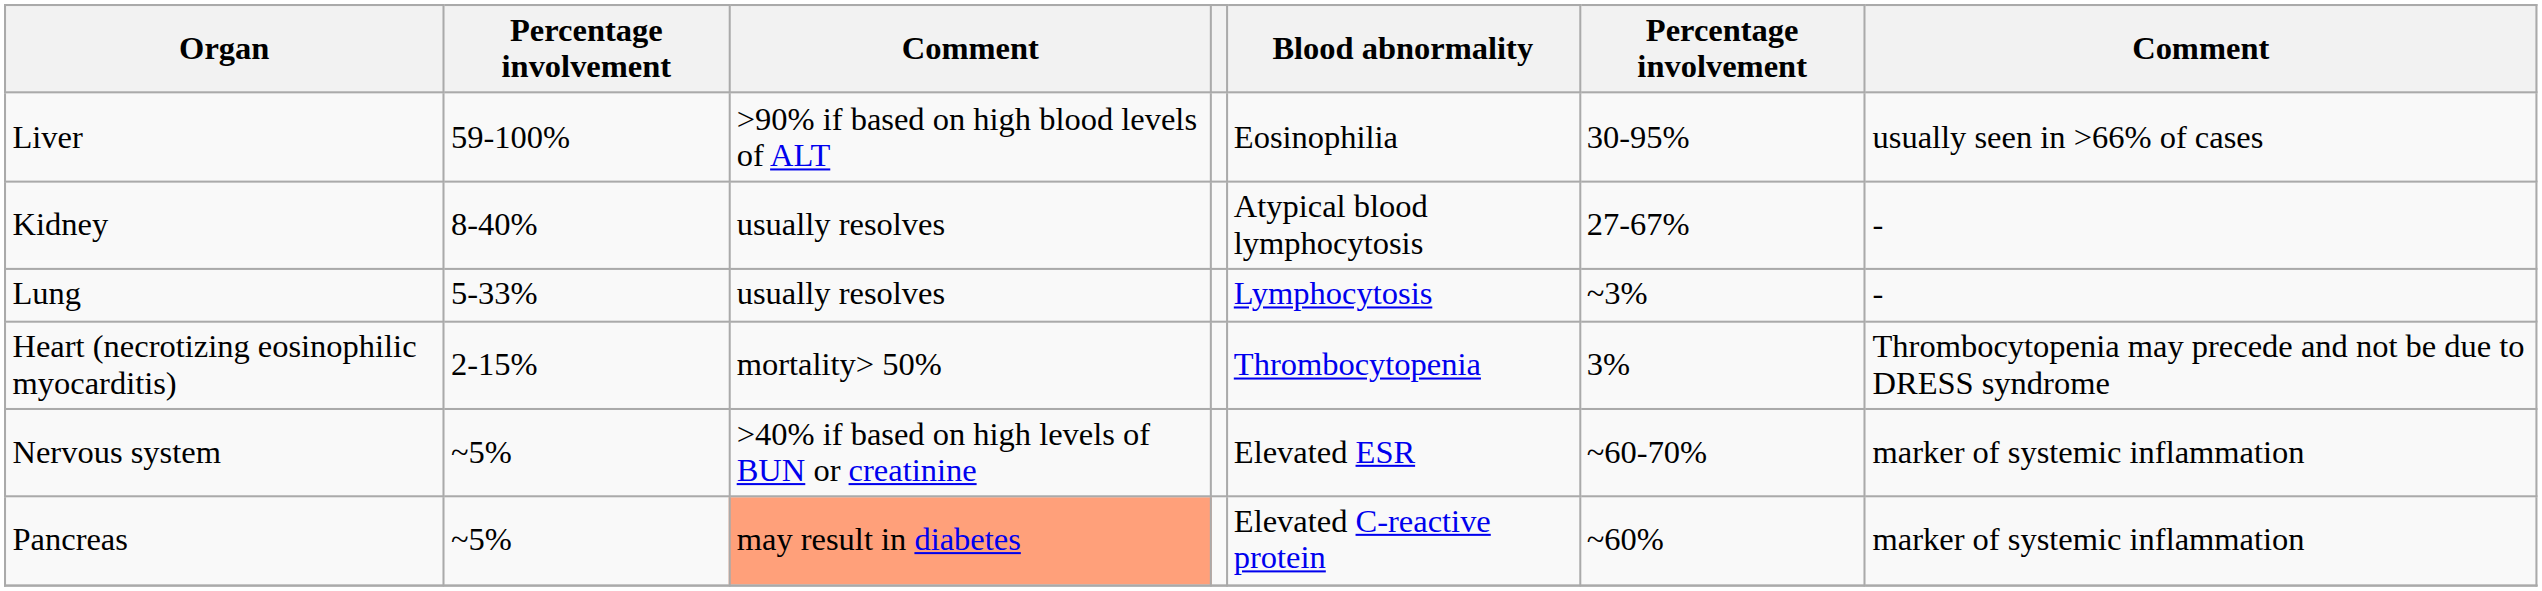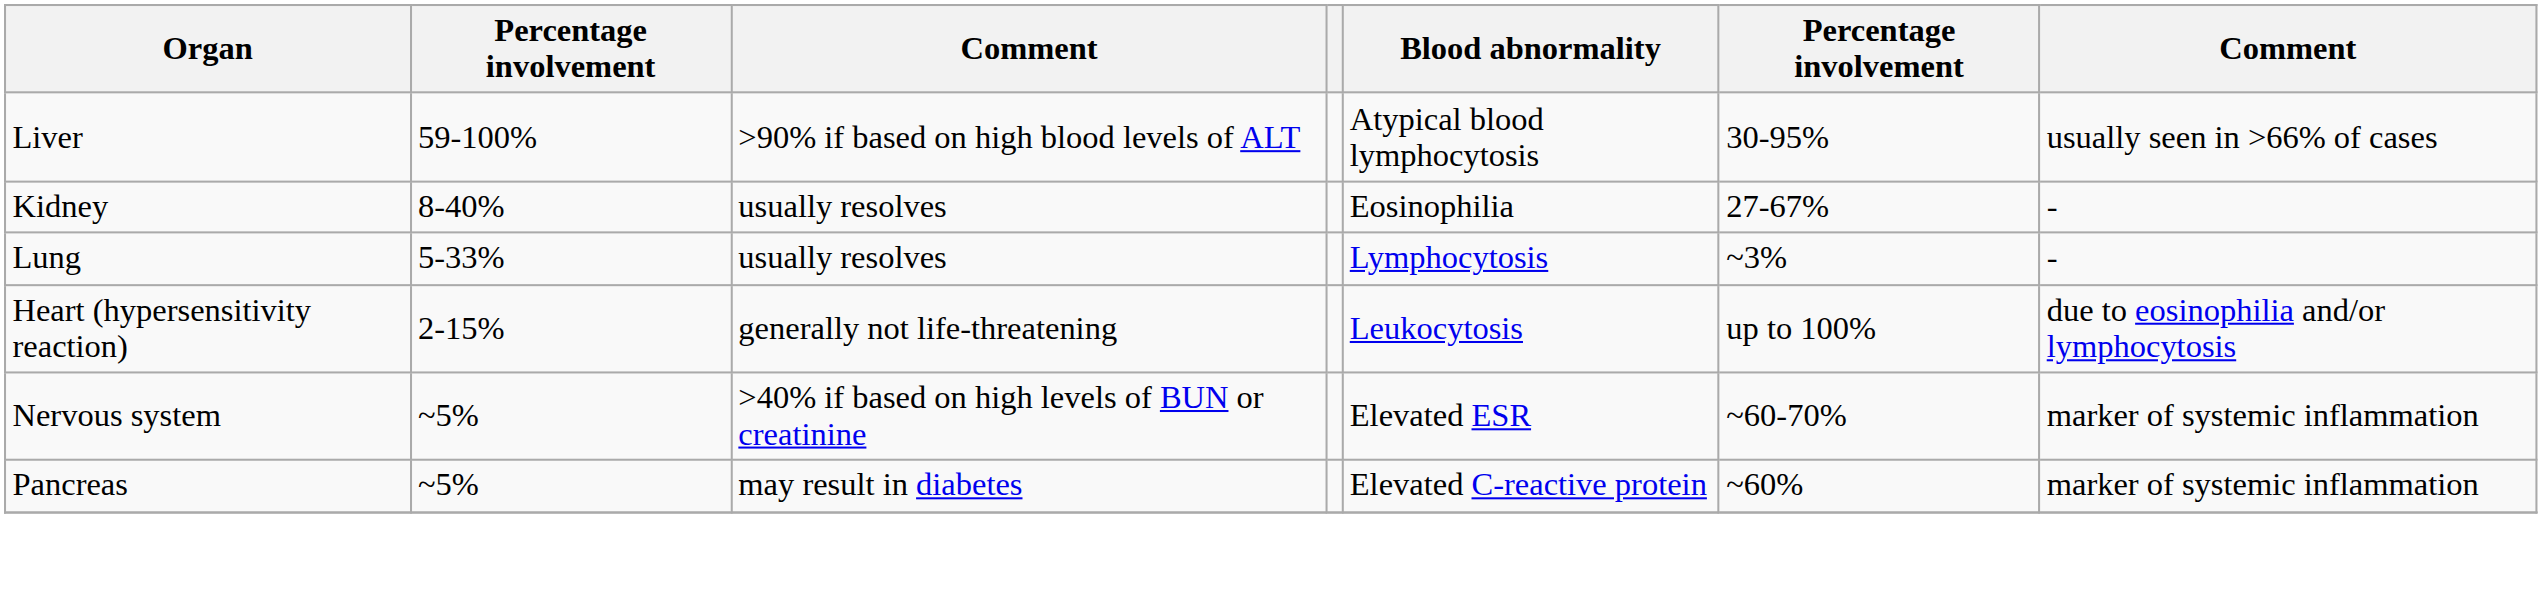(1316, 136) Eosinophilia -> (1447, 136) Atypical blood lymphocytosis
(1331, 224) Atypical blood lymphocytosis -> (1432, 206) Eosinophilia
+ row: (162, 327)
- row: (215, 364)
(879, 540) lightsalmon background -> (880, 485) no background
